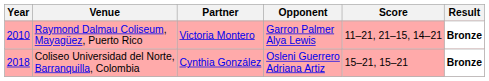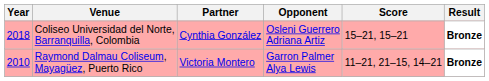rows swapped: (101, 35) <-> (105, 63)
